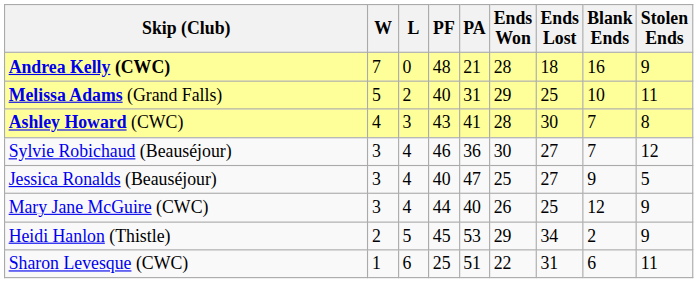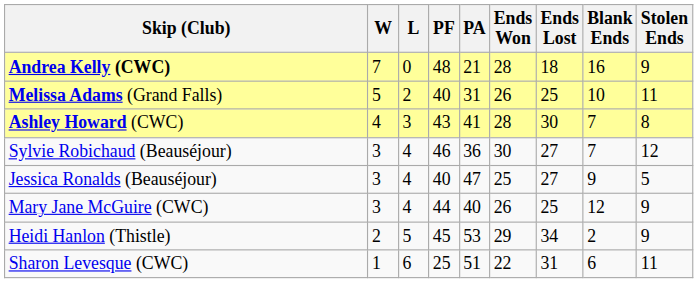(503, 94) 29 -> (503, 94) 26
